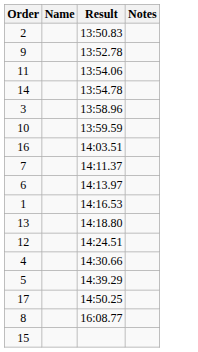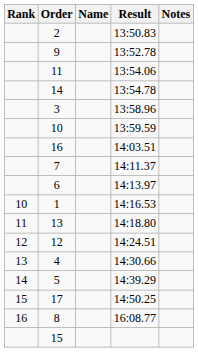+ column: (21, 14)
